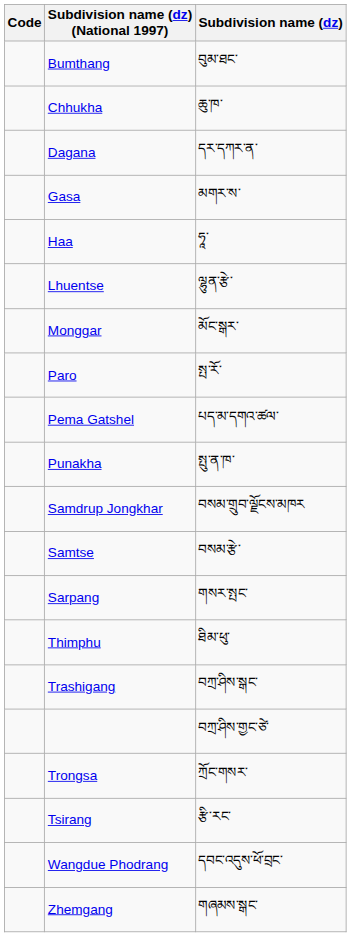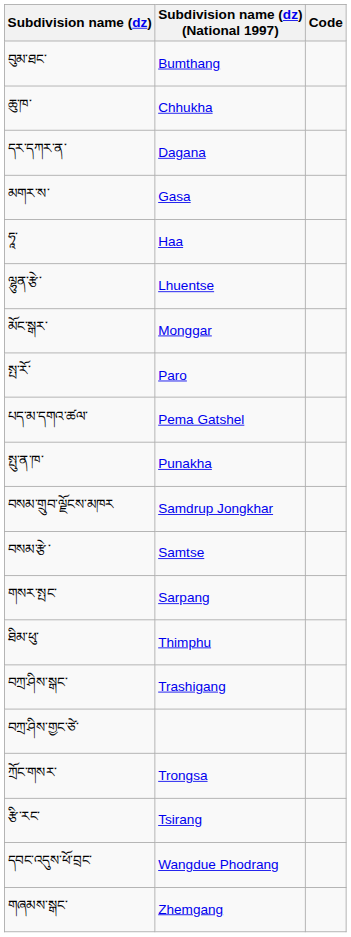columns swapped: (25, 22) <-> (271, 22)
